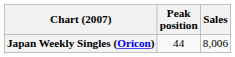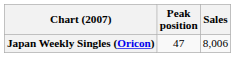(179, 43) 44 -> (179, 43) 47
